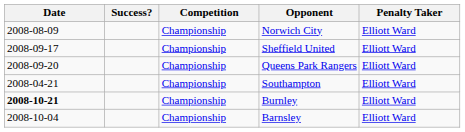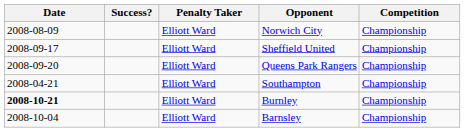columns swapped: (409, 13) <-> (209, 13)
